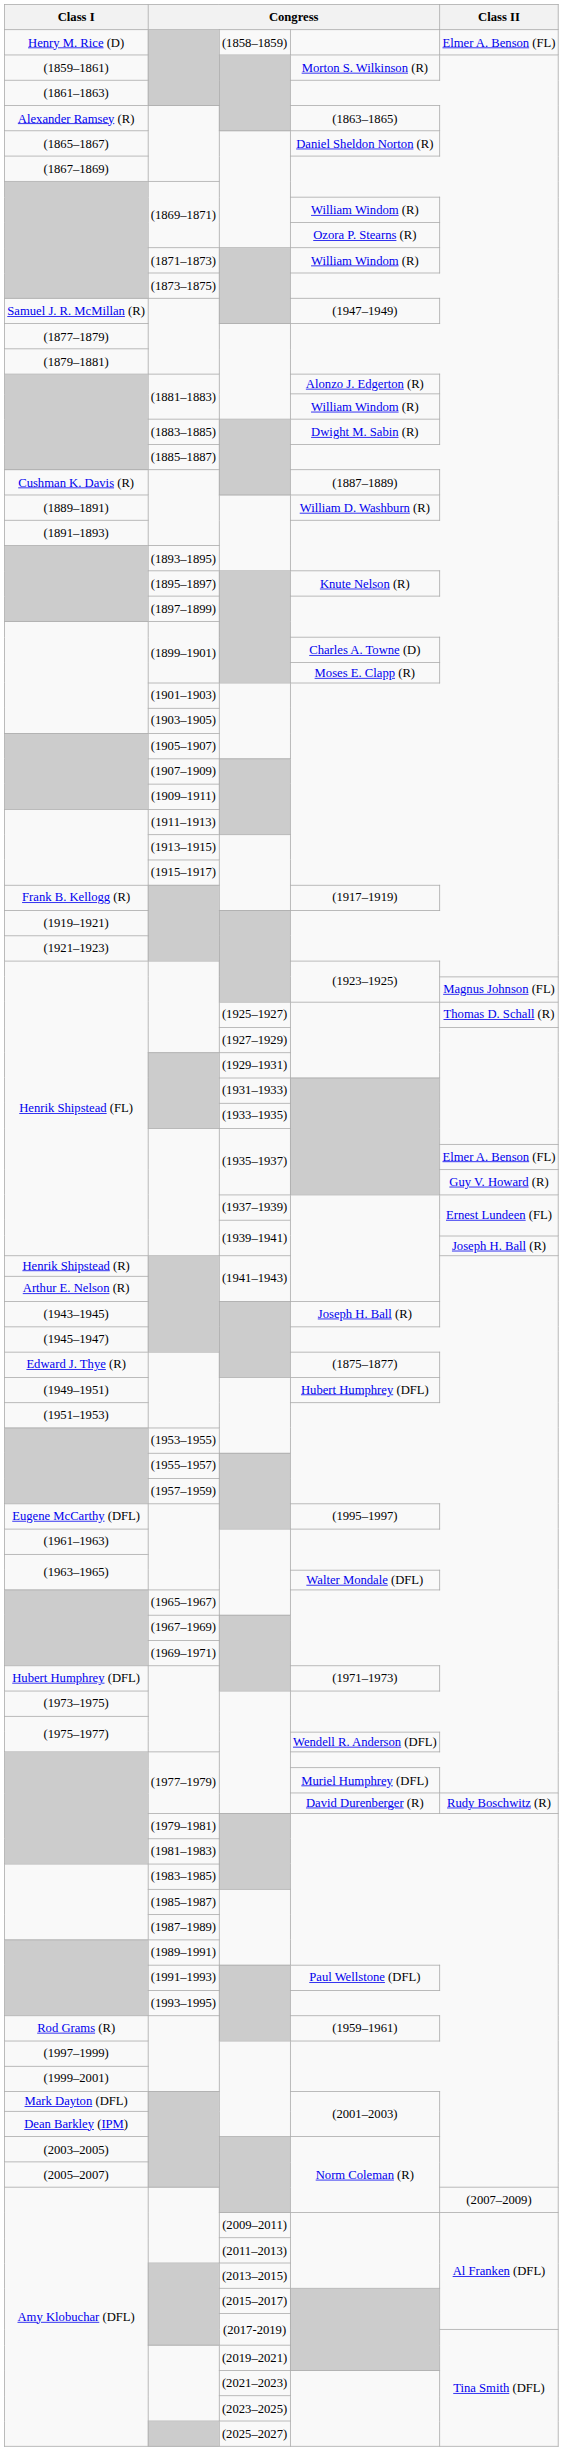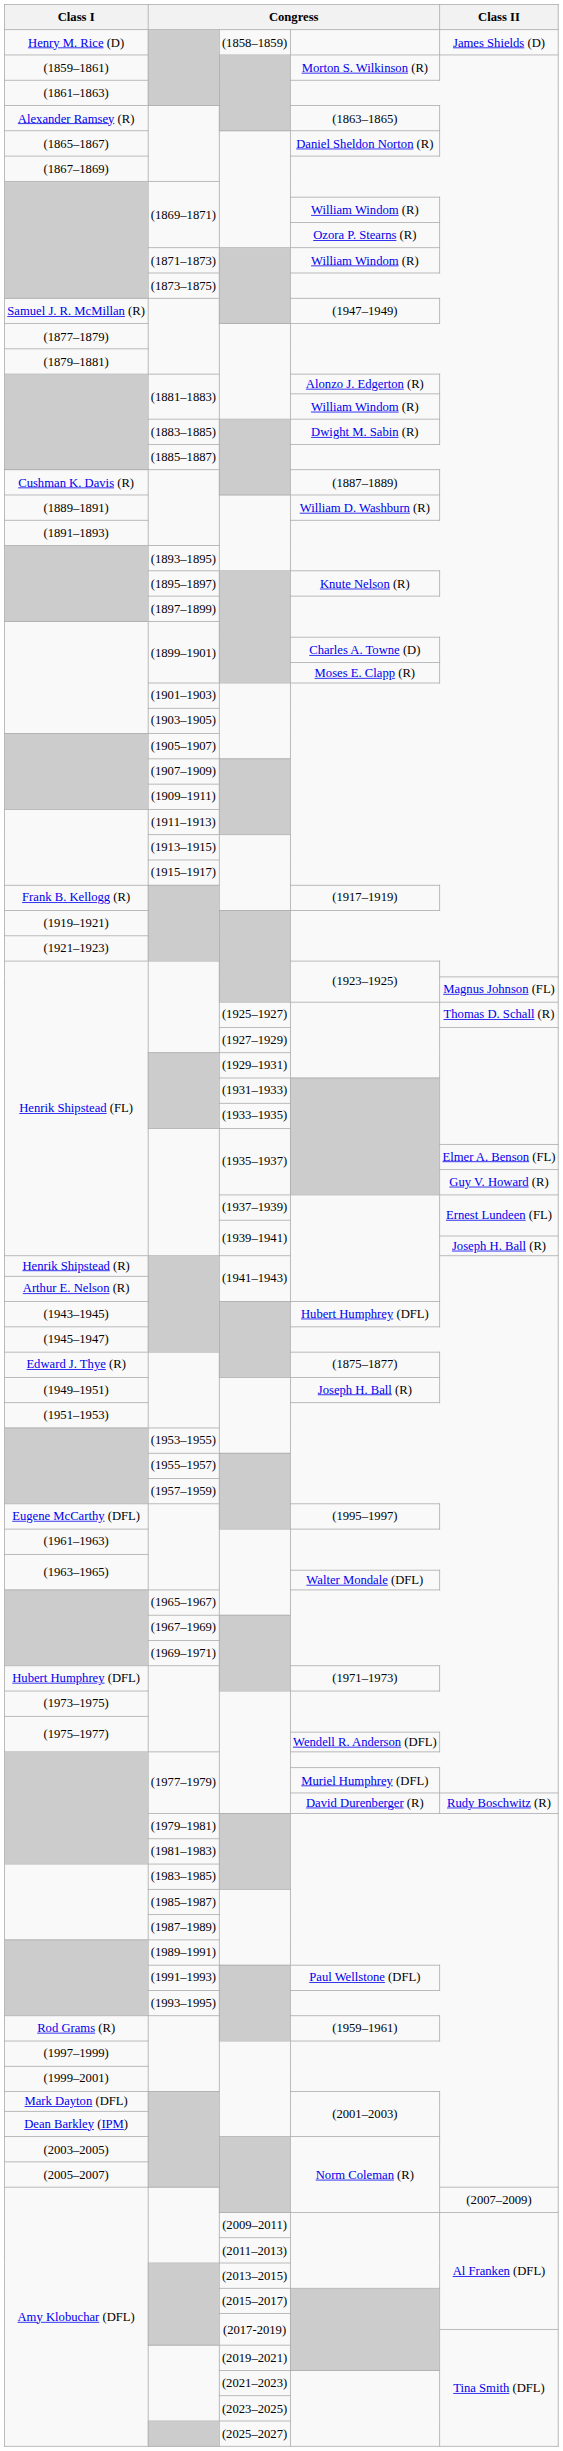(499, 42) Elmer A. Benson (FL) -> (499, 42) James Shields (D)
(365, 1313) Joseph H. Ball (R) -> (365, 1313) Hubert Humphrey (DFL)
(365, 1389) Hubert Humphrey (DFL) -> (365, 1389) Joseph H. Ball (R)
